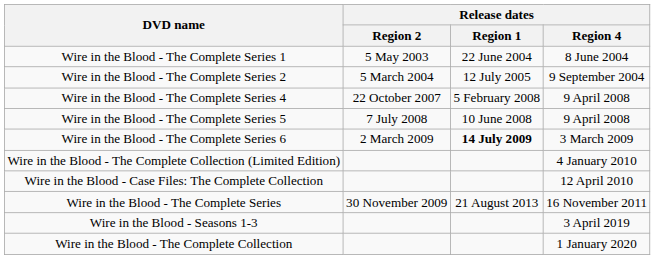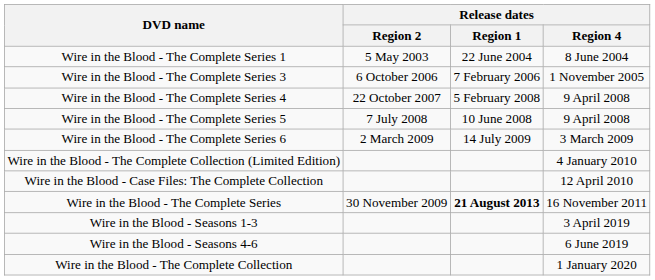- row: (174, 77)
+ row: (174, 77)
(497, 139) bold -> (497, 139) normal
(497, 202) normal -> (497, 202) bold
+ row: (174, 243)
